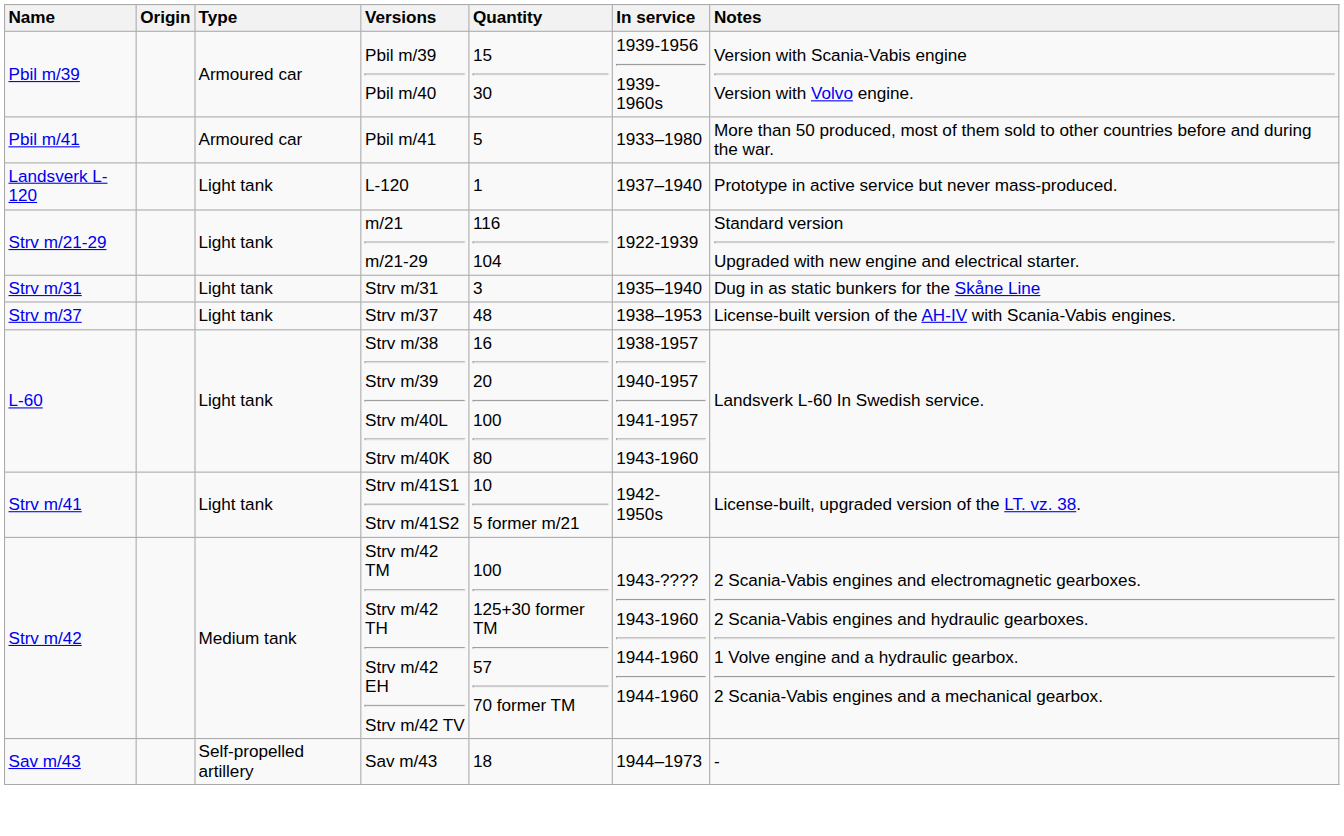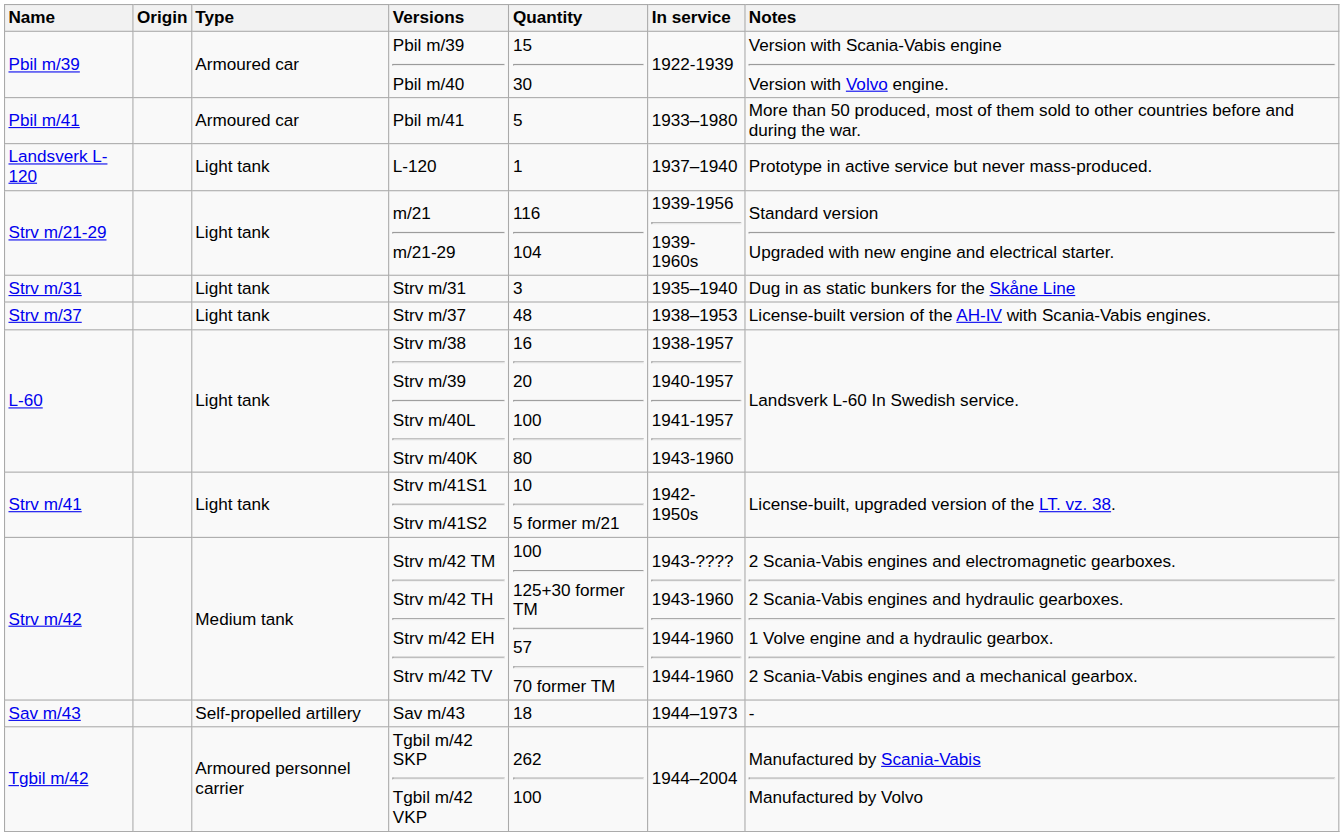(661, 74) 1939-1956 1939-1960s -> (693, 64) 1922-1939
(657, 242) 1922-1939 -> (696, 232) 1939-1956 1939-1960s
+ row: (48, 778)
